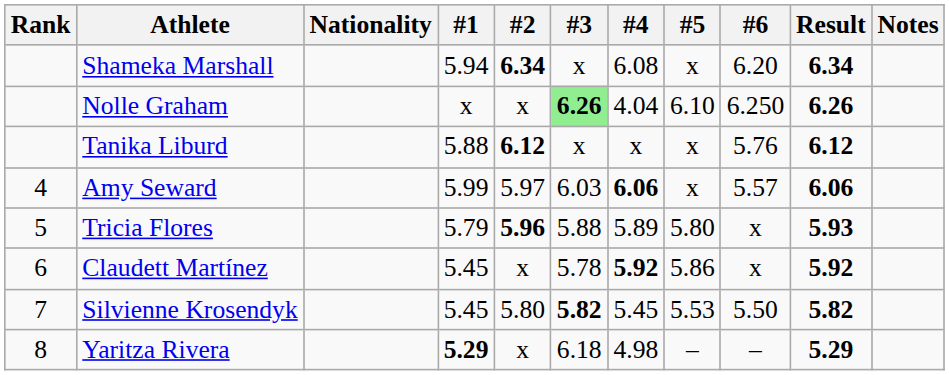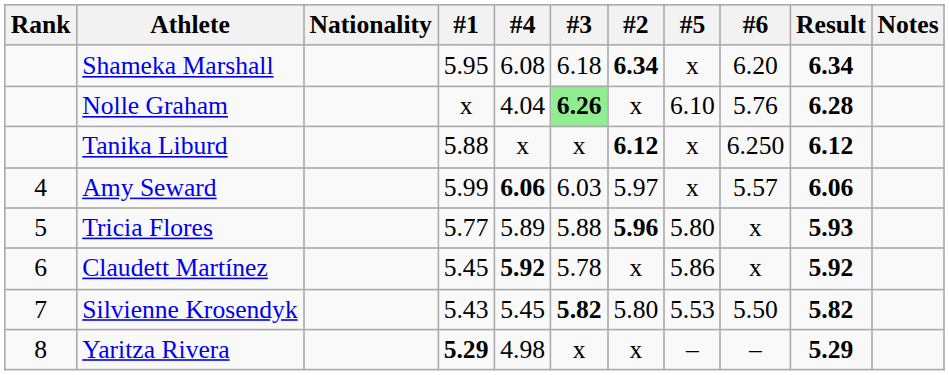columns swapped: (523, 24) <-> (636, 24)
(466, 65) 5.94 -> (466, 65) 5.95
(579, 65) x -> (579, 65) 6.18
(755, 106) 6.250 -> (755, 106) 5.76
(831, 106) 6.26 -> (831, 106) 6.28
(755, 146) 5.76 -> (755, 146) 6.250
(466, 227) 5.79 -> (466, 227) 5.77
(466, 308) 5.45 -> (466, 308) 5.43
(579, 349) 6.18 -> (579, 349) x
